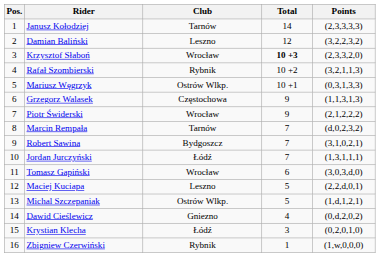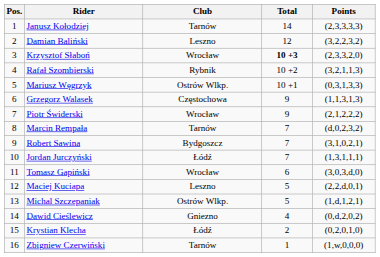(287, 230) 3 -> (287, 230) 2
(203, 245) Rybnik -> (203, 245) Tarnów
